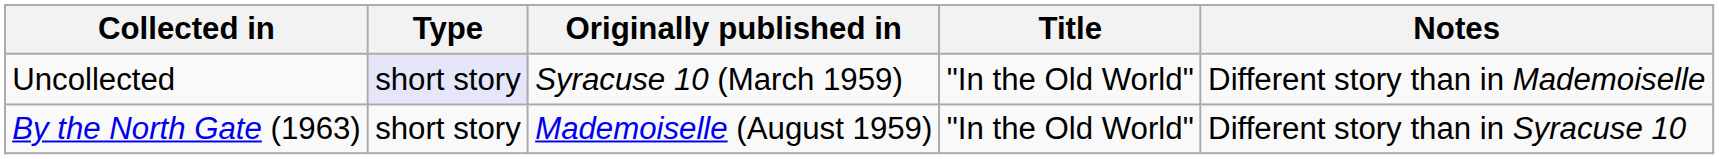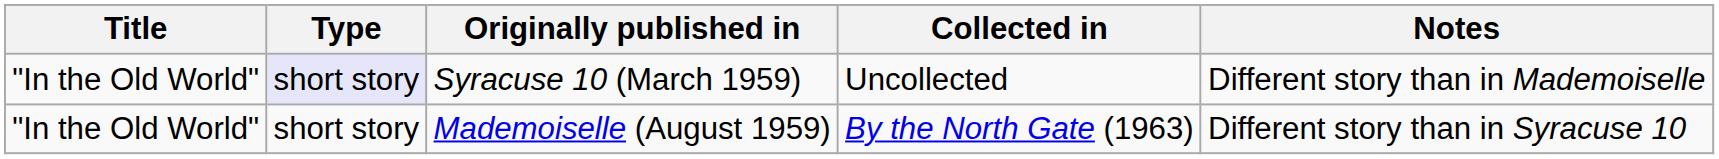columns swapped: (1070, 29) <-> (186, 29)
